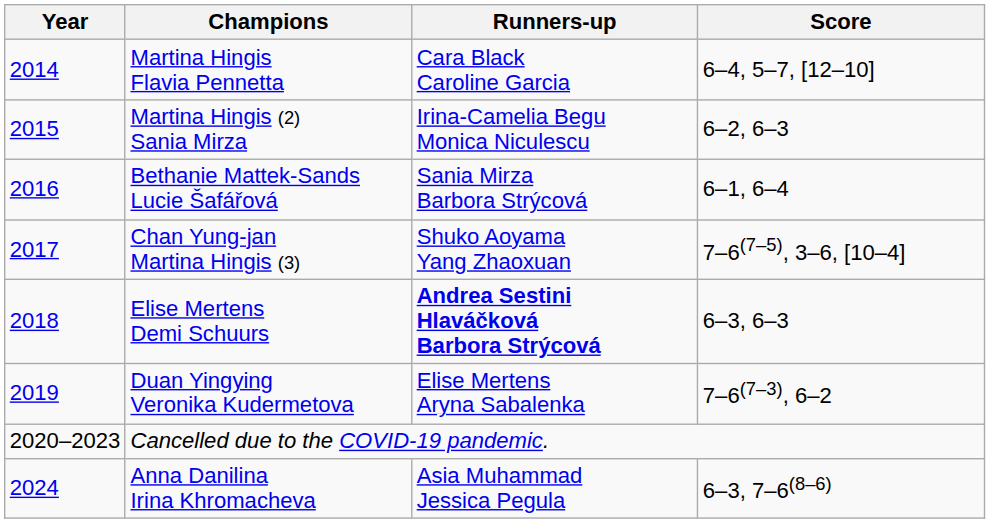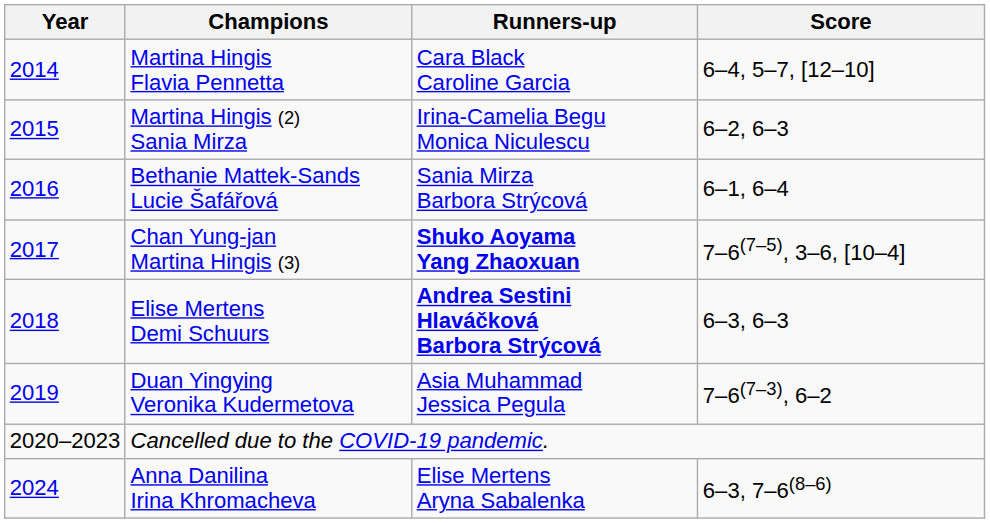(494, 249) normal -> (498, 249) bold
(501, 393) Elise Mertens Aryna Sabalenka -> (499, 393) Asia Muhammad Jessica Pegula
(499, 488) Asia Muhammad Jessica Pegula -> (501, 488) Elise Mertens Aryna Sabalenka
